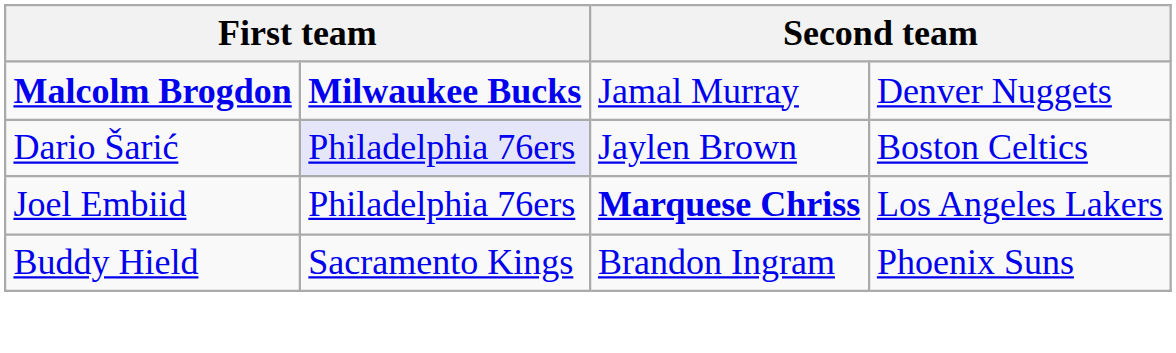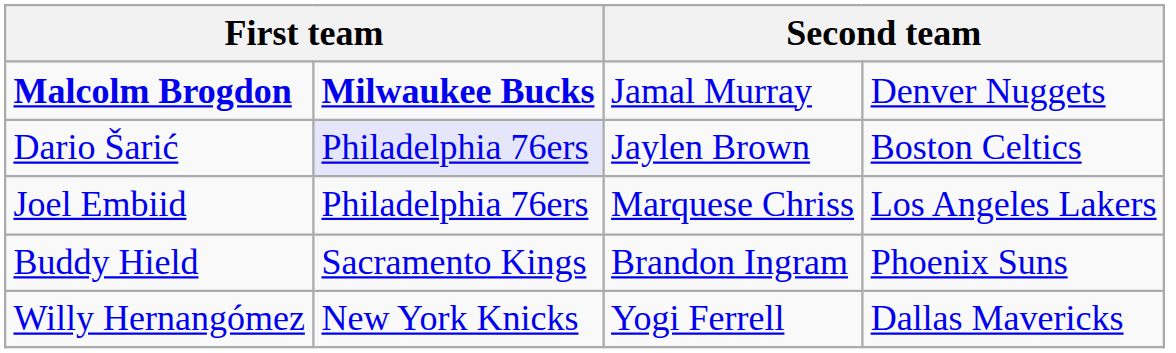(729, 204) bold -> (733, 204) normal
+ row: (159, 318)
